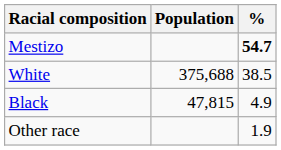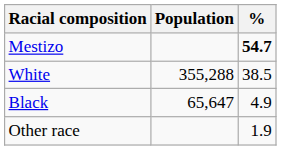(206, 74) 375,688 -> (206, 74) 355,288
(211, 102) 47,815 -> (211, 102) 65,647
